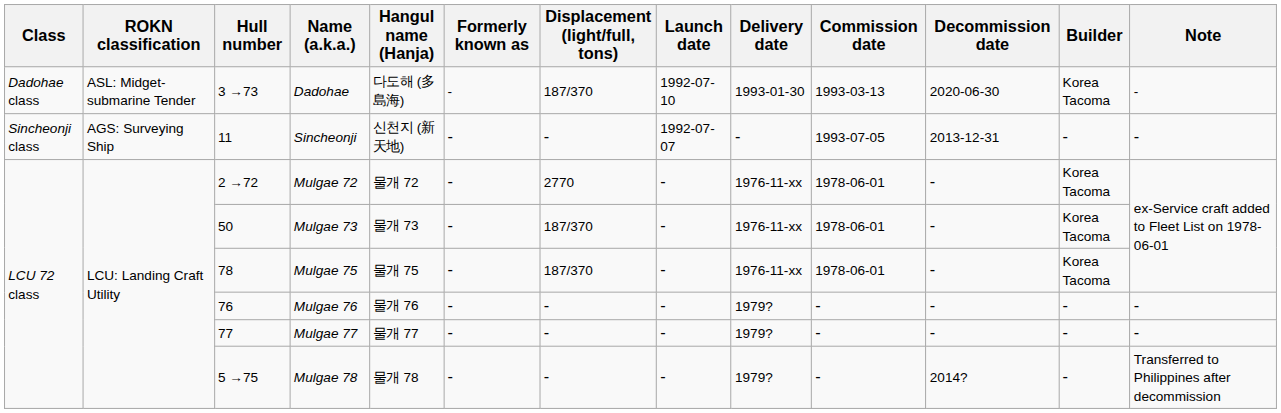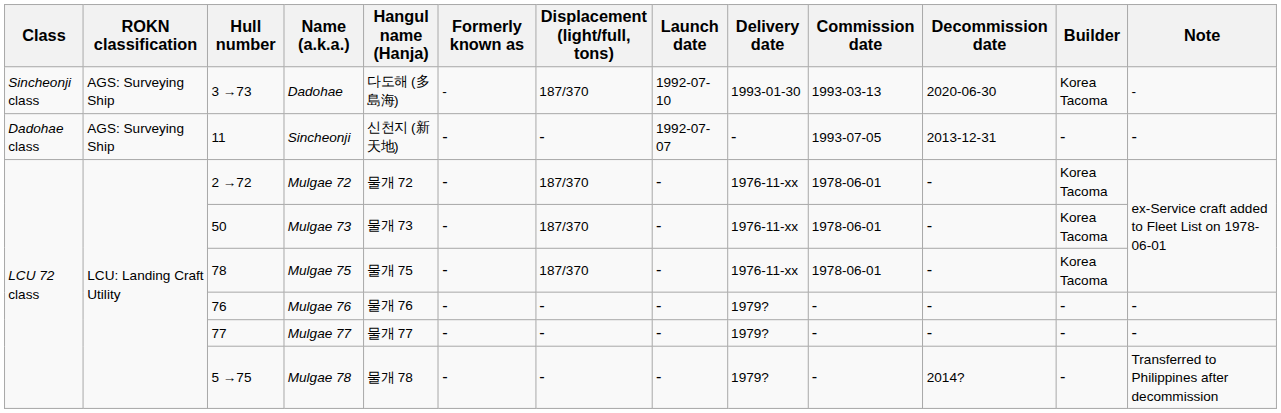(36, 91) Dadohae class -> (40, 91) Sincheonji class
(141, 91) ASL: Midget-submarine Tender -> (136, 91) AGS: Surveying Ship
(40, 137) Sincheonji class -> (36, 137) Dadohae class
(559, 182) 2770 -> (564, 182) 187/370
